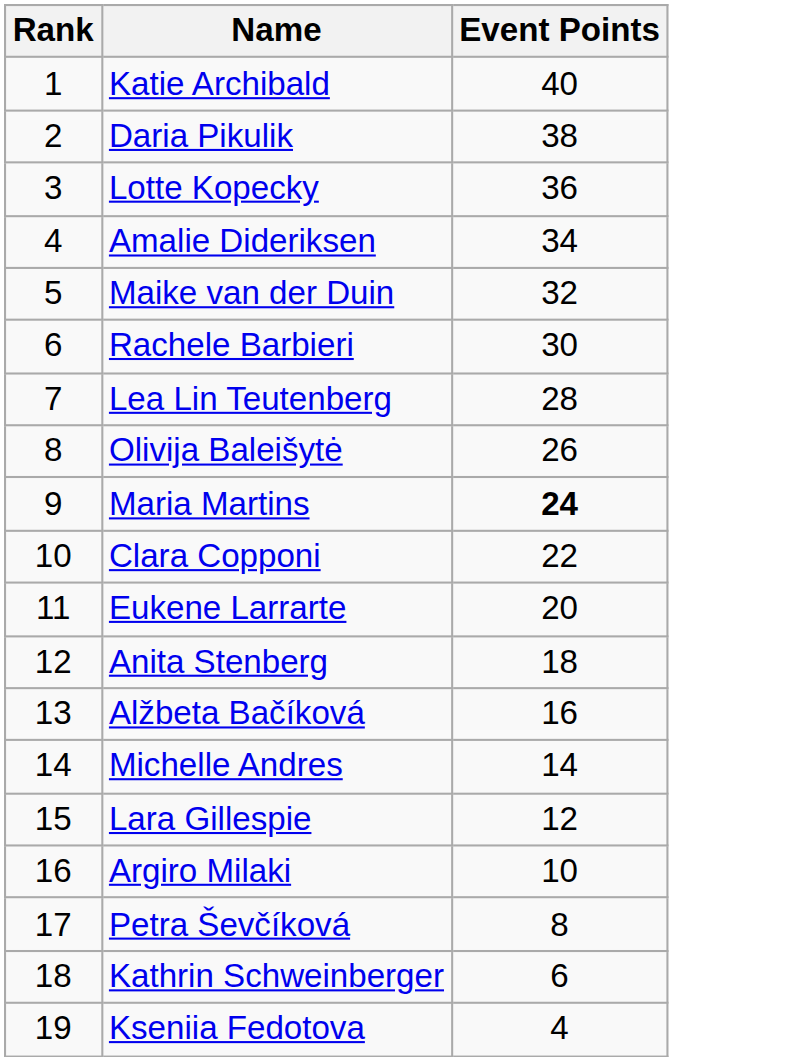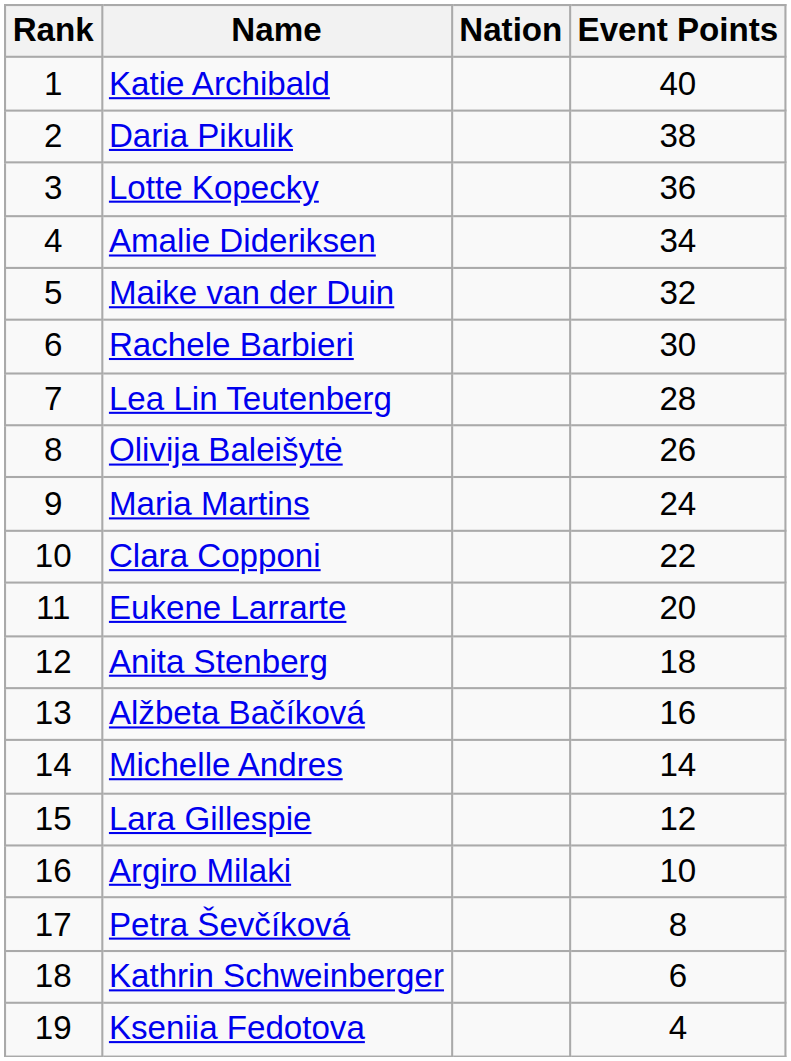+ column: (511, 30)
(560, 503) bold -> (678, 503) normal
